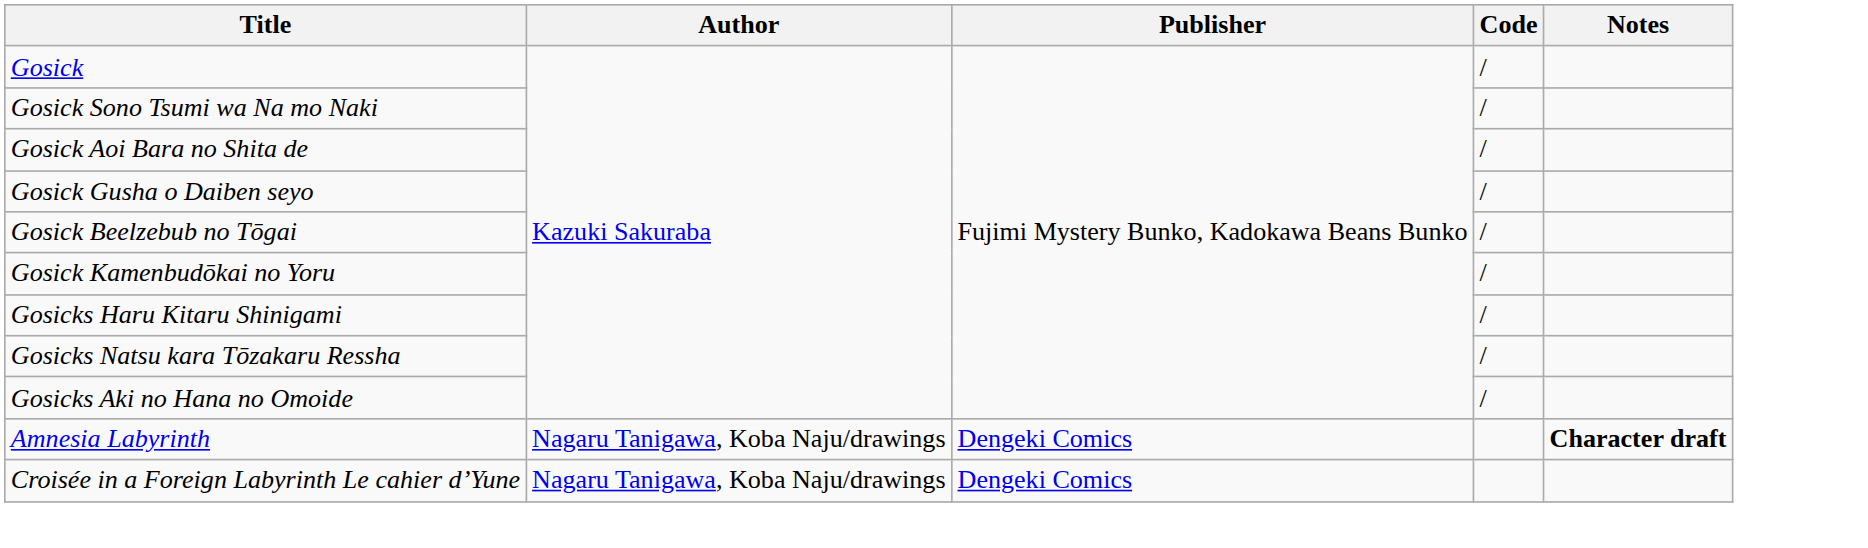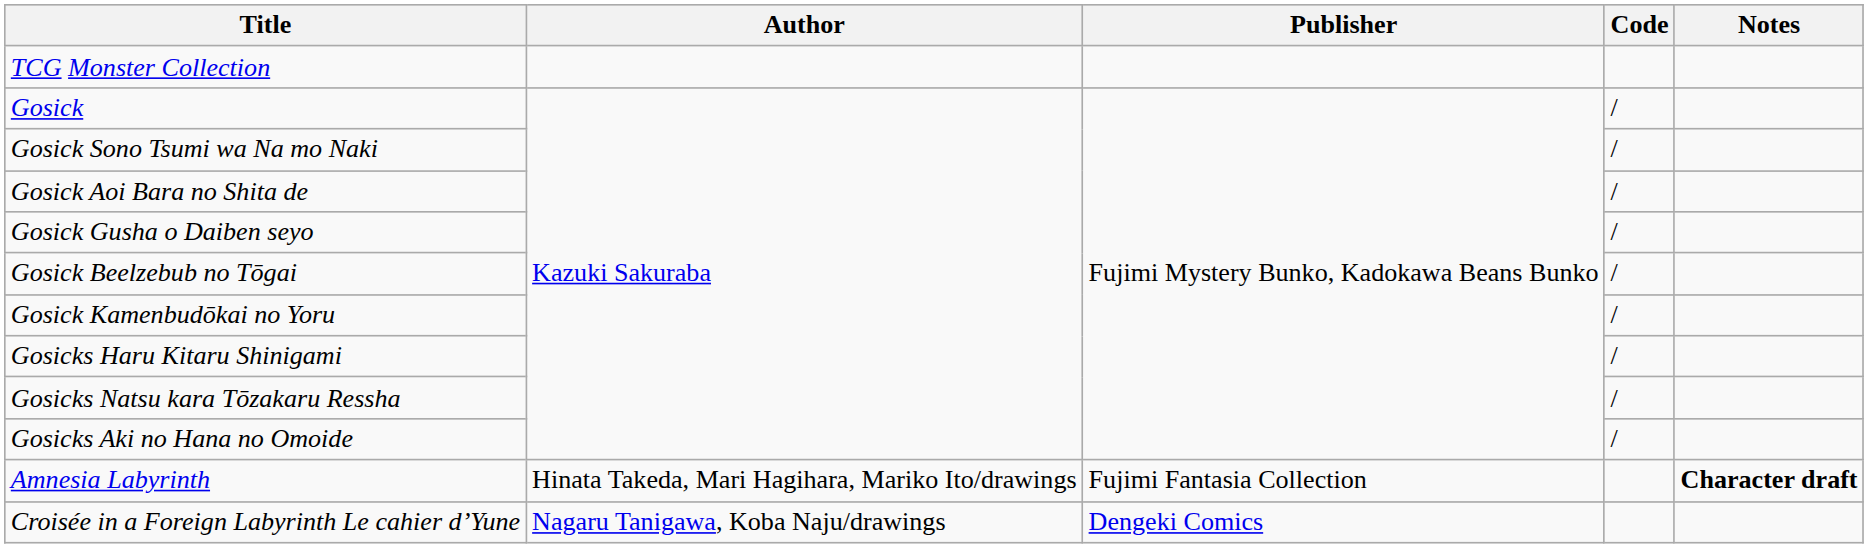+ row: (140, 66)
(739, 438) Nagaru Tanigawa, Koba Naju/drawings -> (804, 480) Hinata Takeda, Mari Hagihara, Mariko Ito/drawings
(1045, 438) Dengeki Comics -> (1228, 480) Fujimi Fantasia Collection
